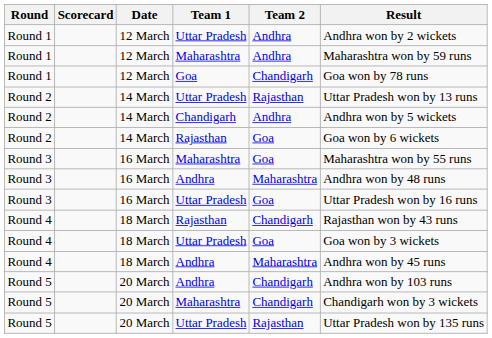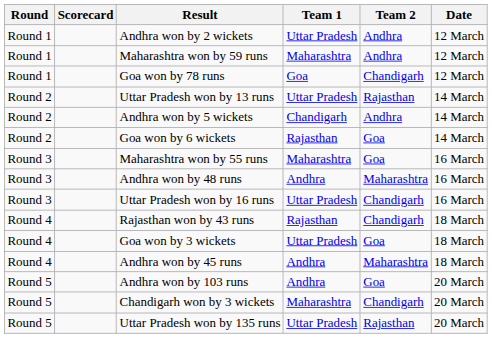columns swapped: (145, 14) <-> (404, 14)
(263, 199) Goa -> (394, 199) Chandigarh
(283, 281) Chandigarh -> (374, 281) Goa
